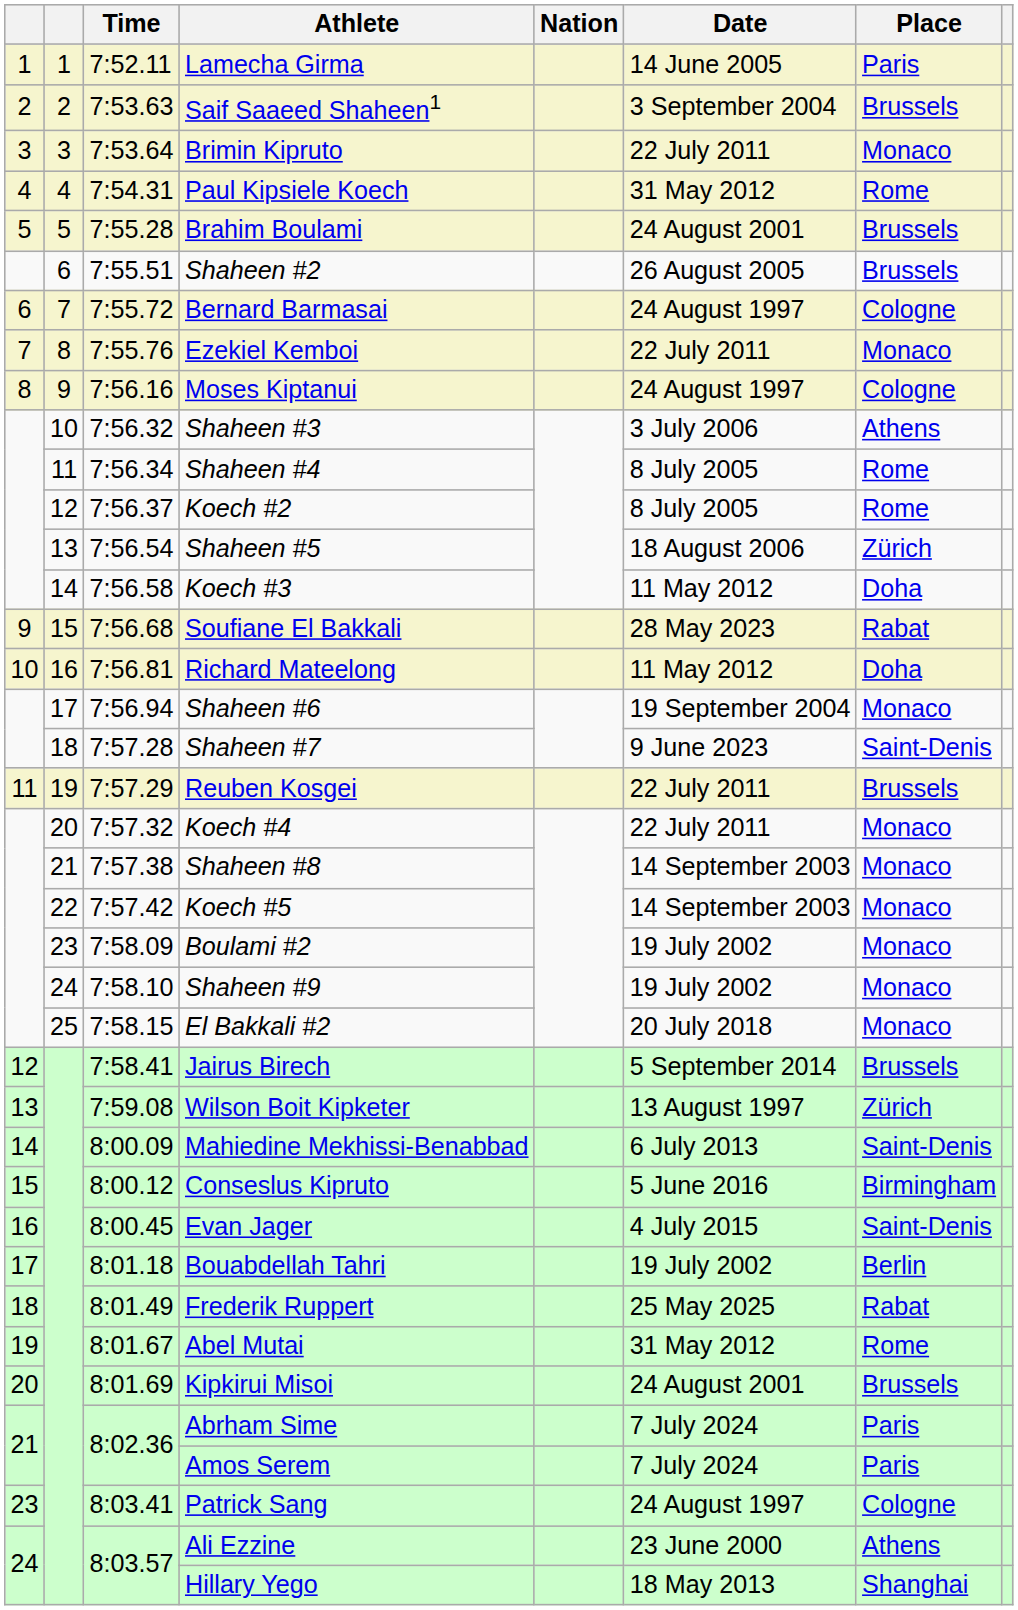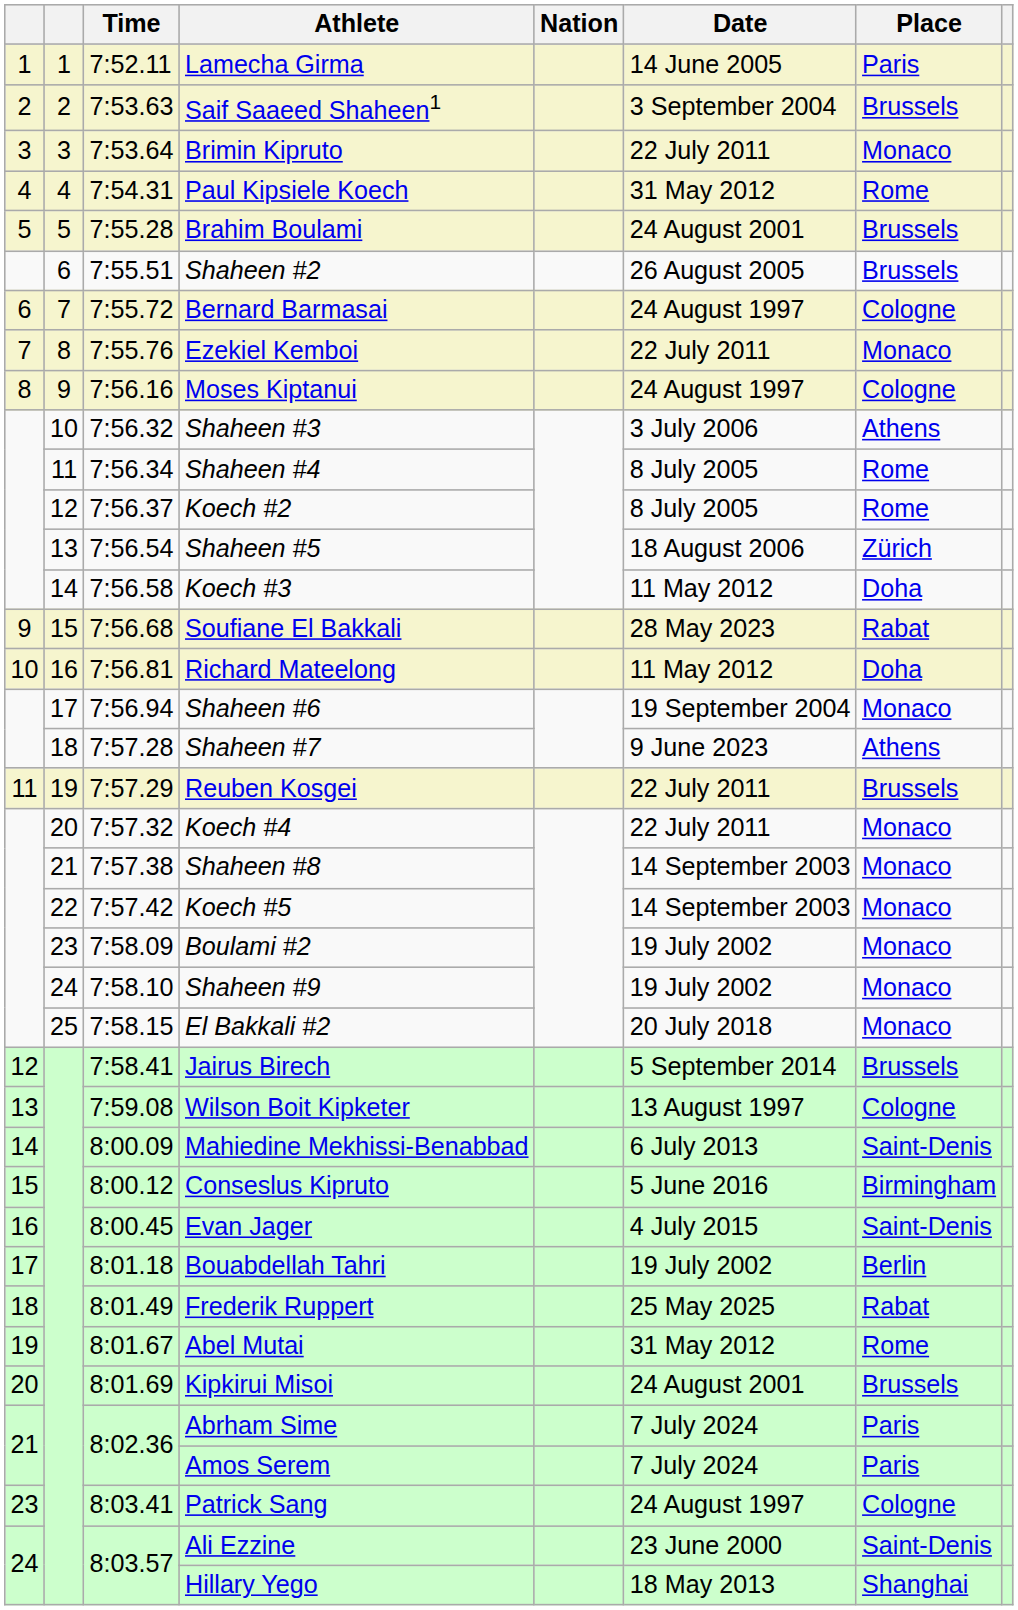(927, 748) Saint-Denis -> (901, 748) Athens
(897, 1106) Zürich -> (909, 1106) Cologne
(901, 1545) Athens -> (927, 1545) Saint-Denis
